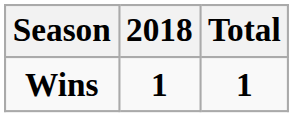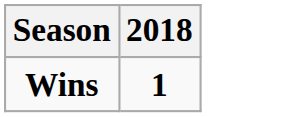- column: (244, 30)
